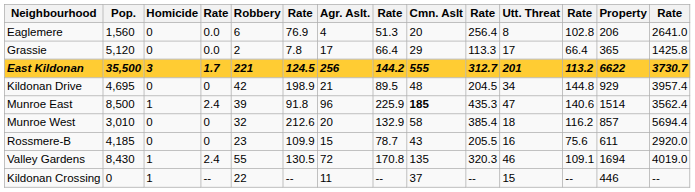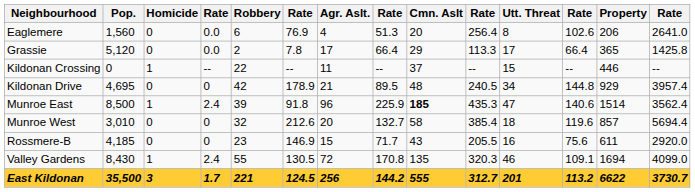(580, 31) 102.8 -> (580, 31) 102.6
rows swapped: (54, 178) <-> (45, 68)
(300, 86) 198.9 -> (300, 86) 178.9
(483, 86) 204.5 -> (483, 86) 240.5
(390, 123) 132.9 -> (390, 123) 132.7
(579, 123) 116.2 -> (579, 123) 119.6
(300, 141) 109.9 -> (300, 141) 146.9
(387, 141) 78.7 -> (387, 141) 71.7
(670, 159) 4019.0 -> (670, 159) 4099.0
